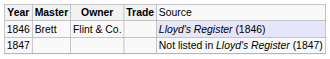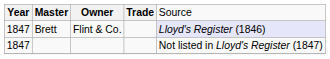(18, 29) 1846 -> (18, 29) 1847
